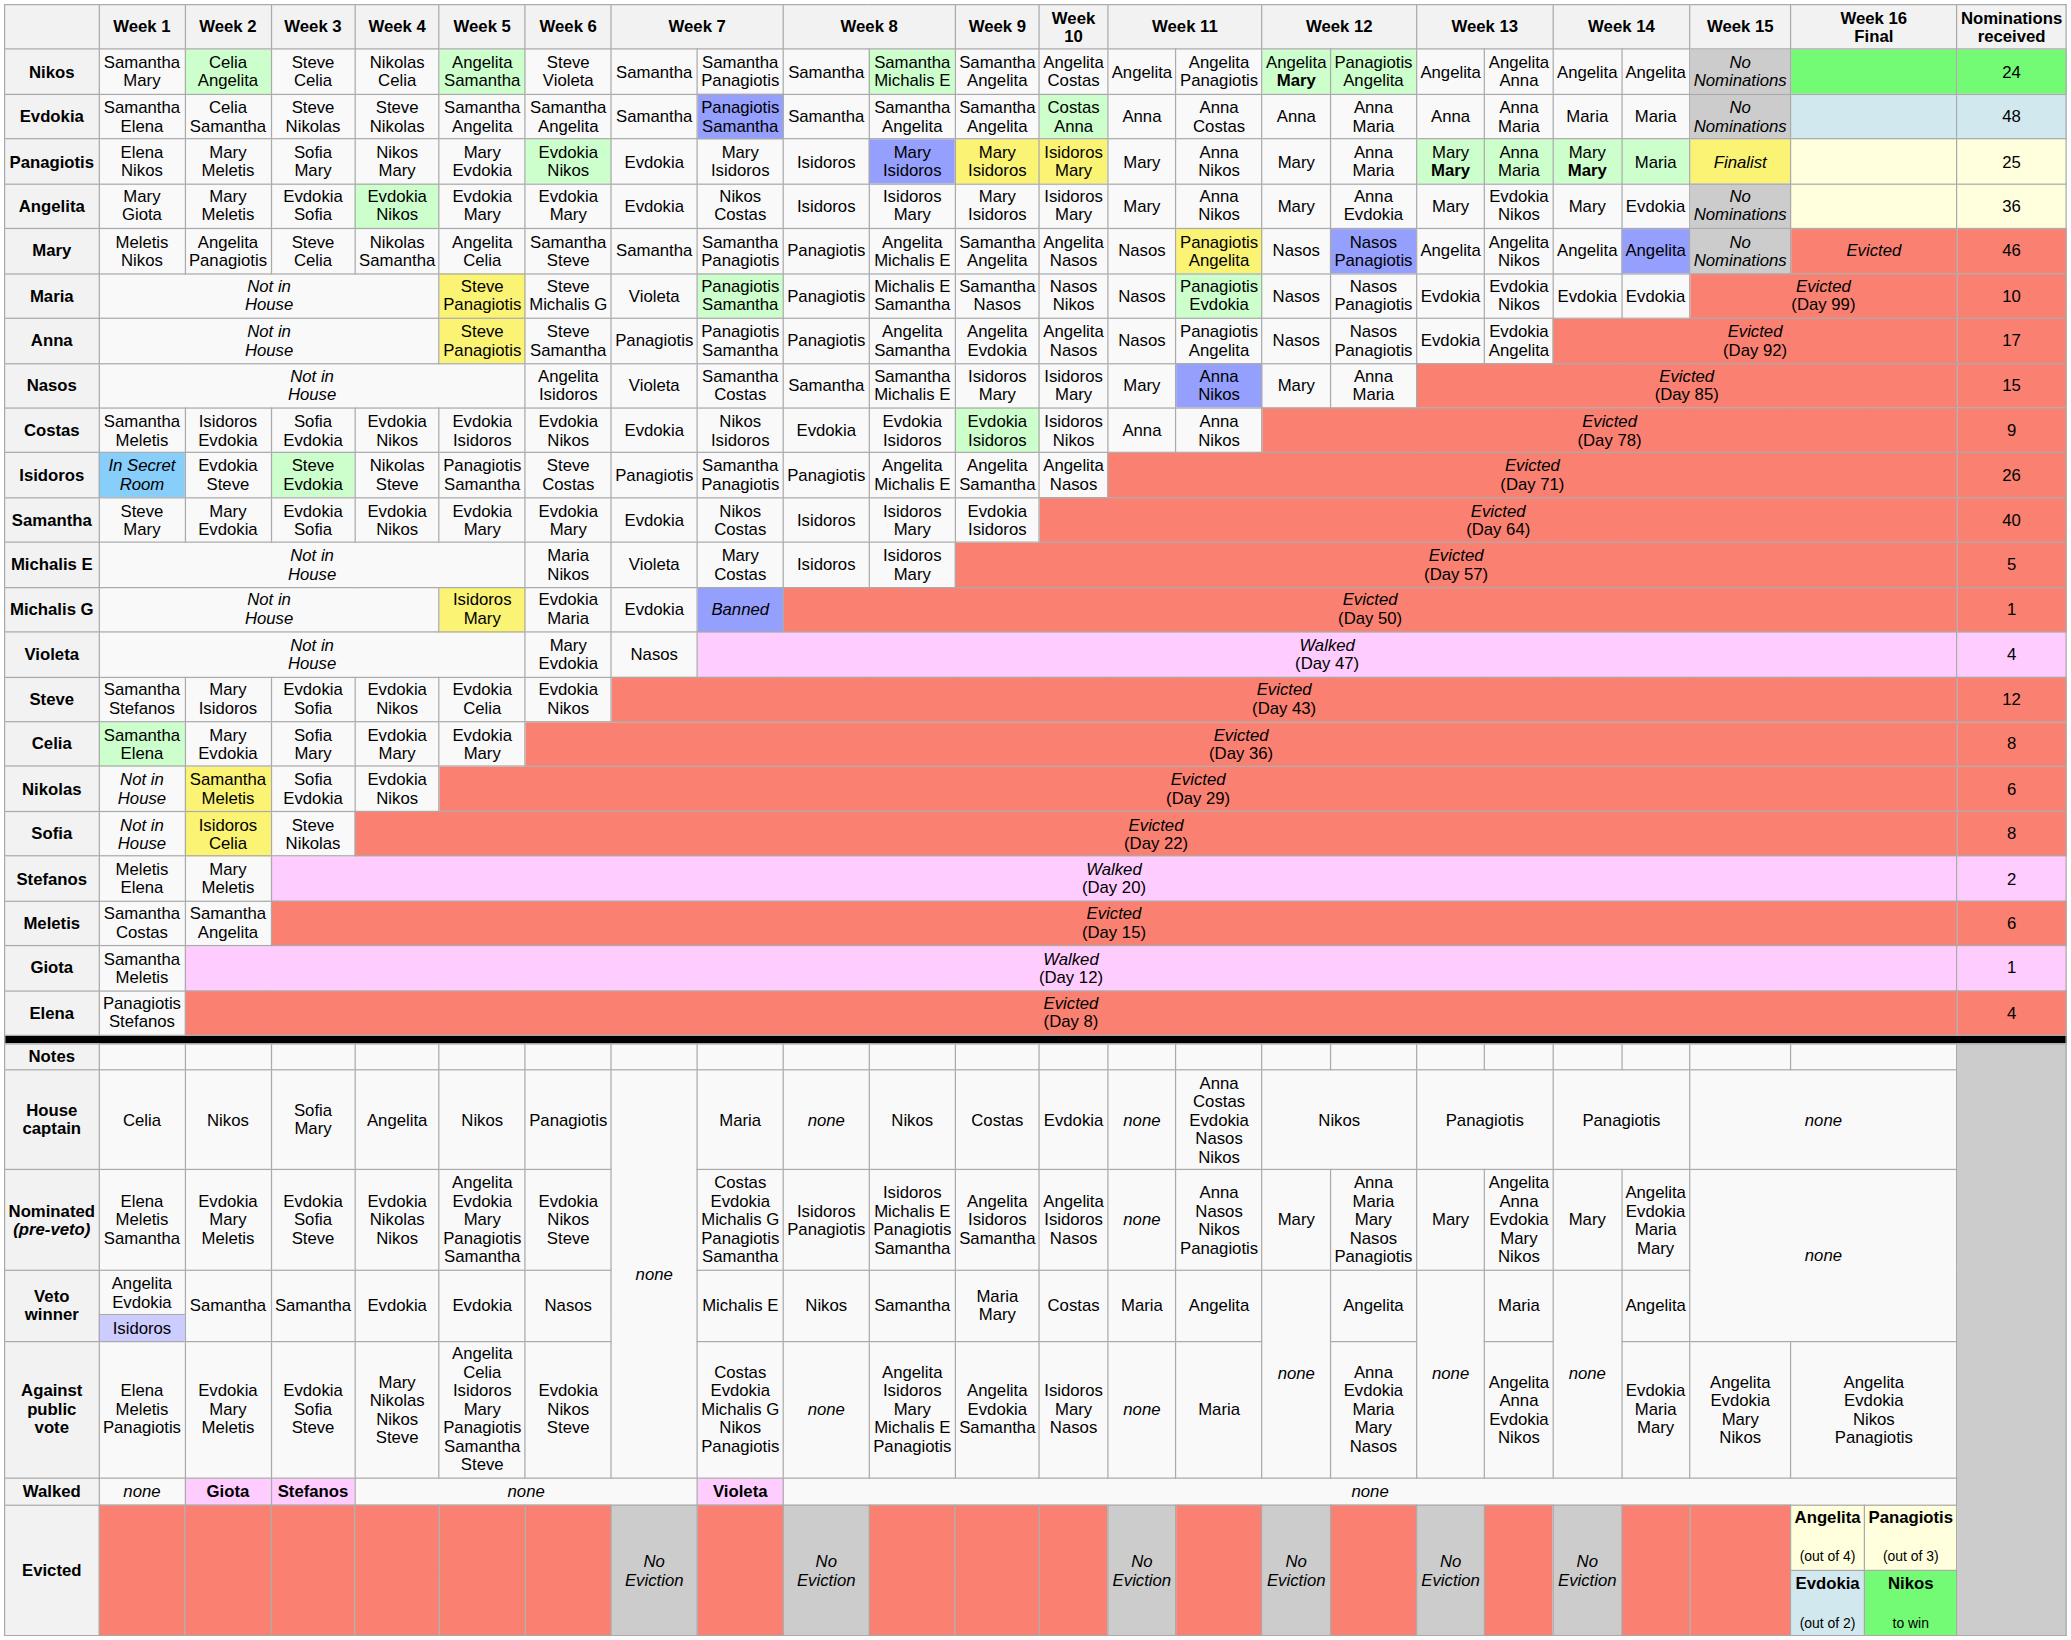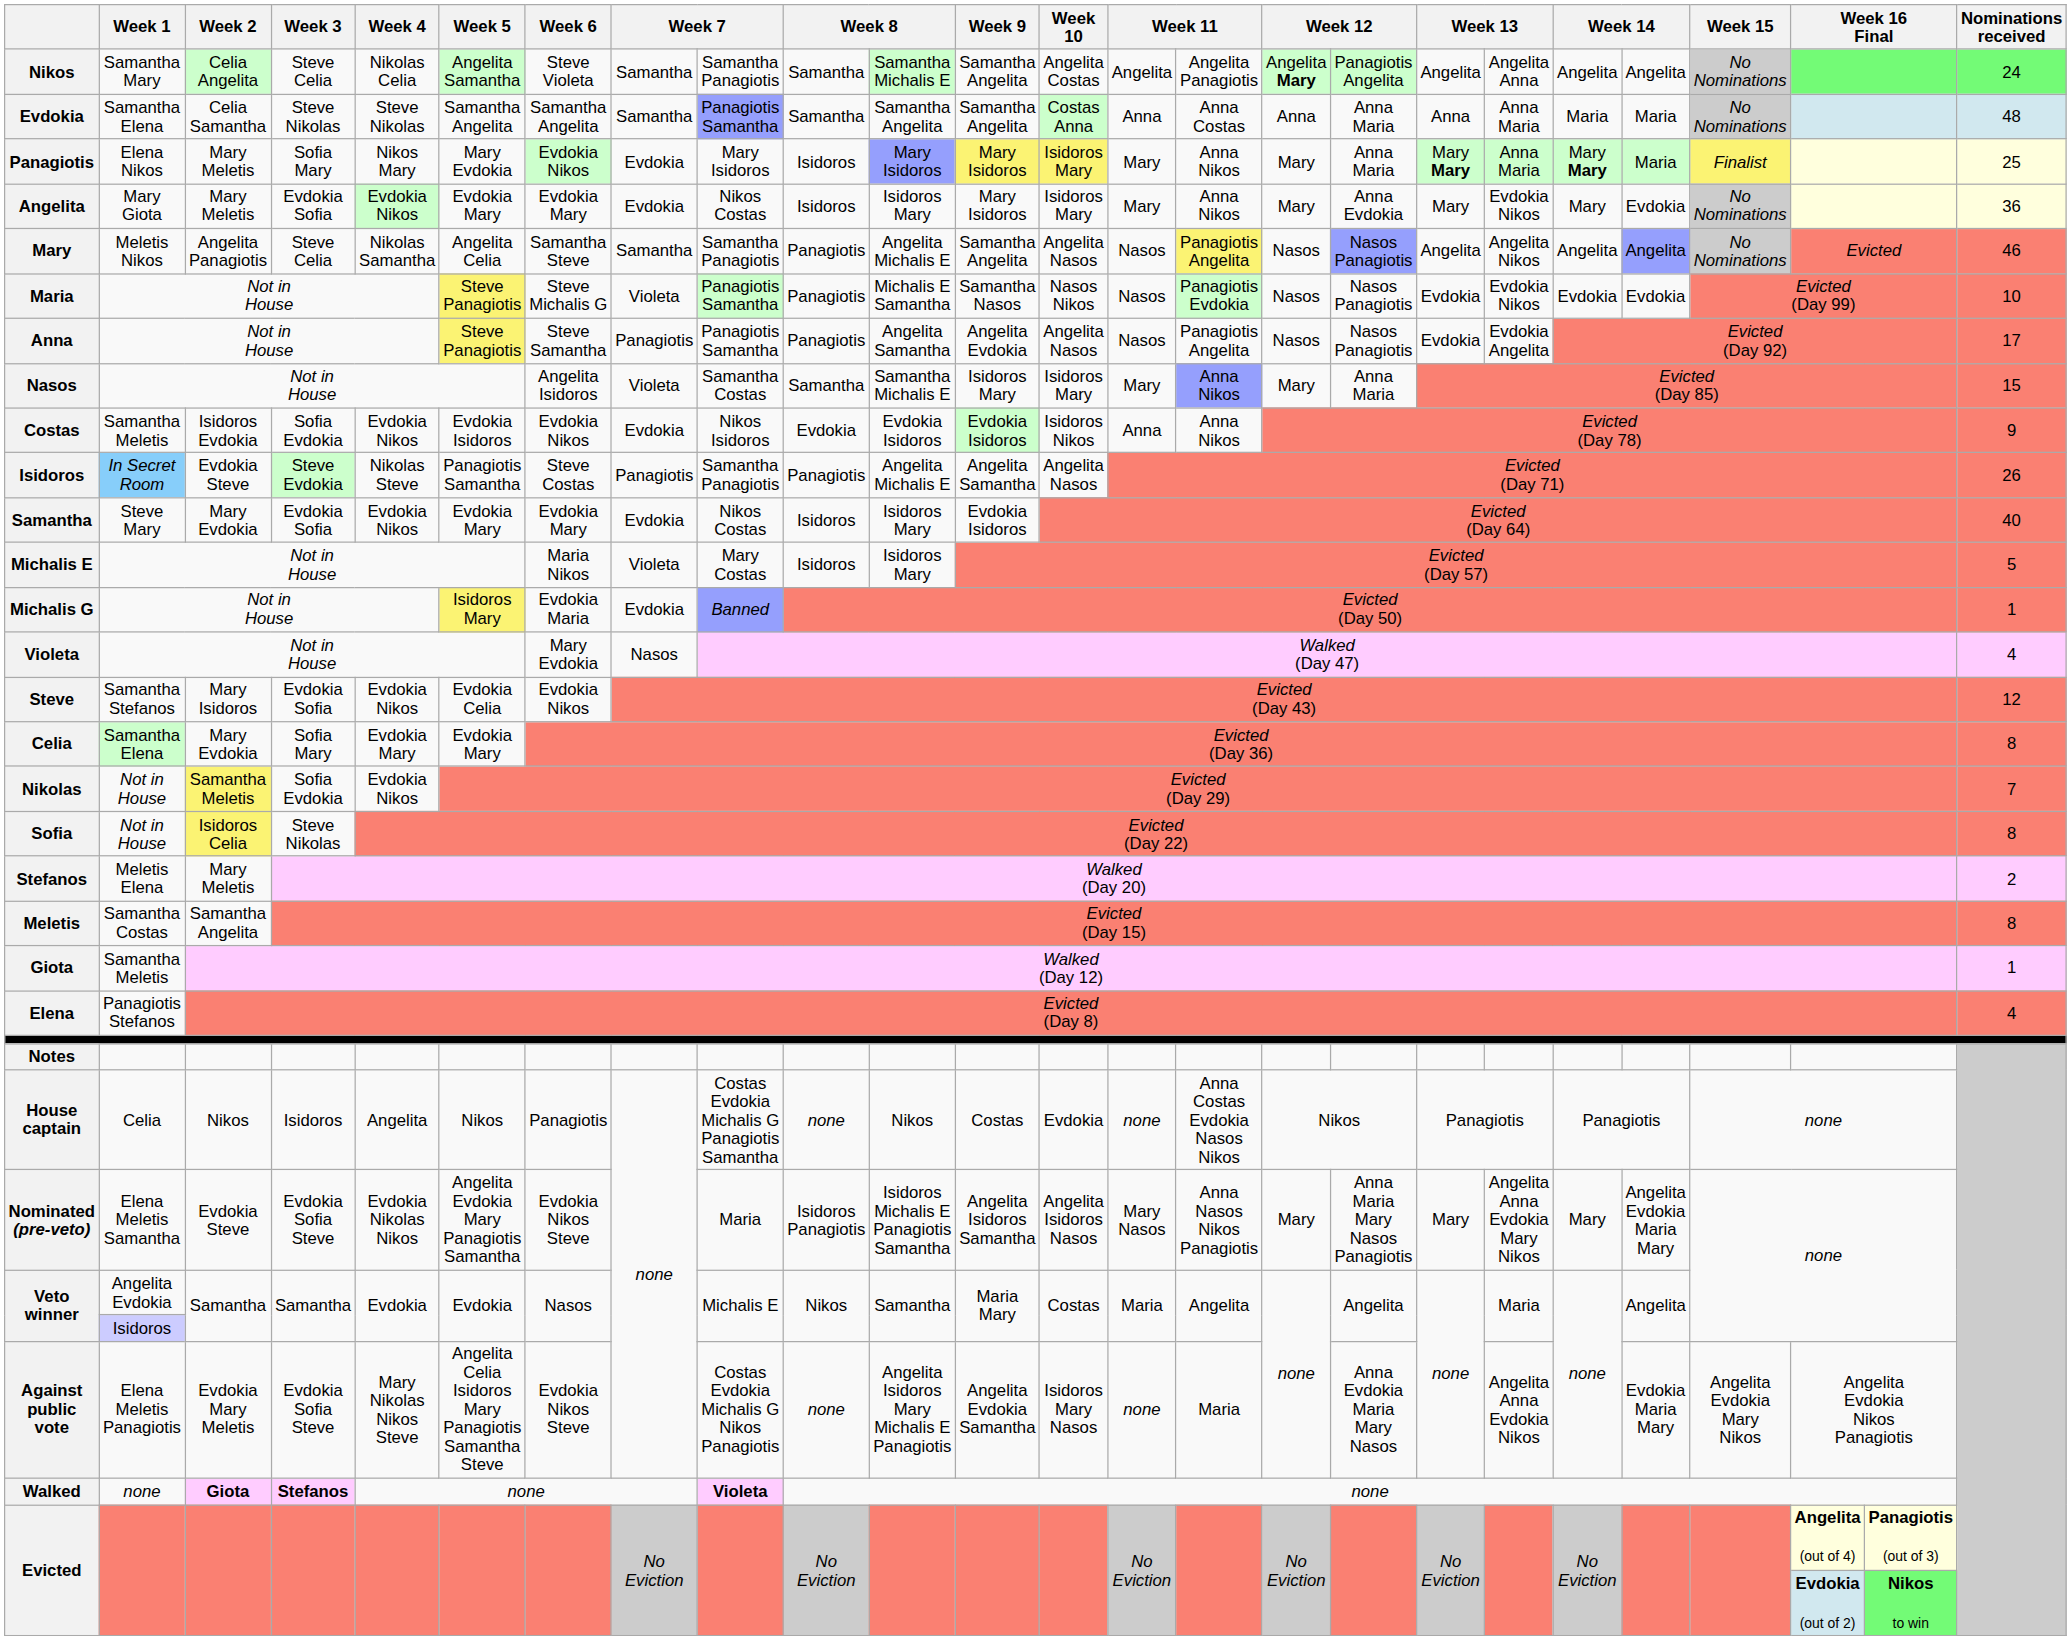(2012, 789) 6 -> (2012, 789) 7
(2012, 923) 6 -> (2012, 923) 8
(313, 1119) Sofia Mary -> (313, 1119) Isidoros
(740, 1119) Maria -> (740, 1119) Costas Evdokia Michalis G Panagiotis Samantha
(228, 1220) Evdokia Mary Meletis -> (228, 1220) Evdokia Steve
(740, 1220) Costas Evdokia Michalis G Panagiotis Samantha -> (740, 1220) Maria
(1142, 1220) none -> (1142, 1220) Mary Nasos
